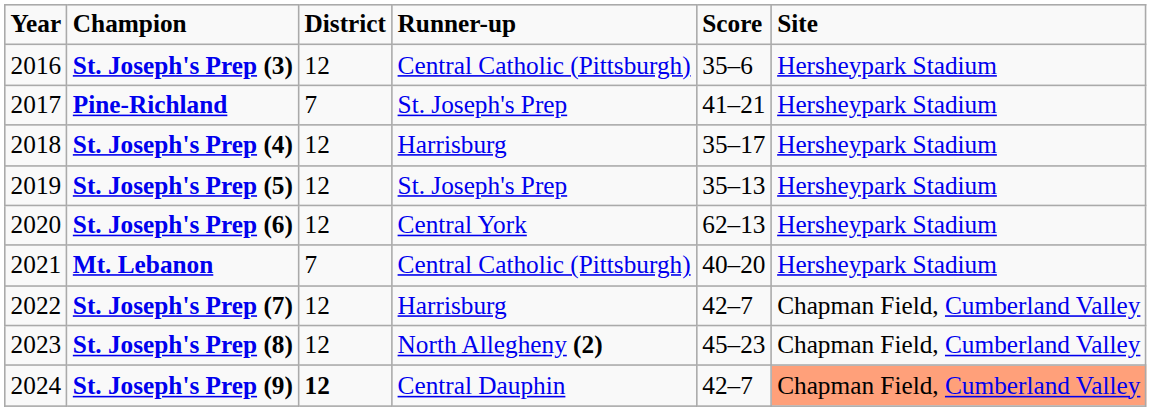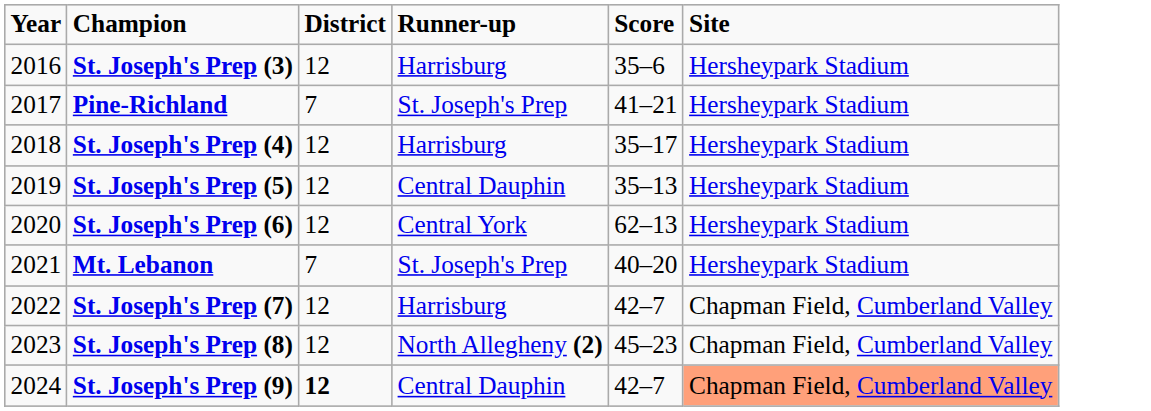(544, 64) Central Catholic (Pittsburgh) -> (452, 64) Harrisburg
(482, 184) St. Joseph's Prep -> (481, 184) Central Dauphin
(544, 265) Central Catholic (Pittsburgh) -> (482, 265) St. Joseph's Prep
